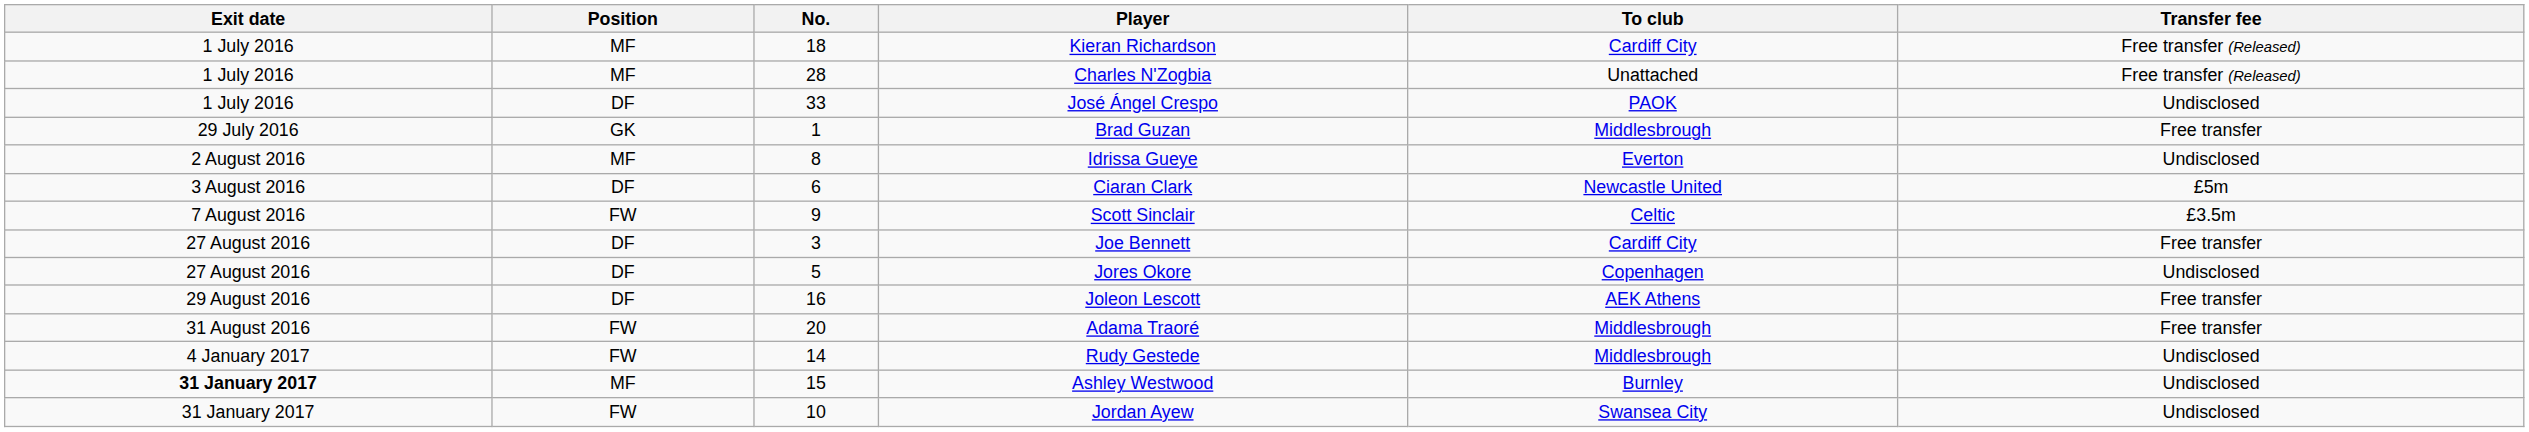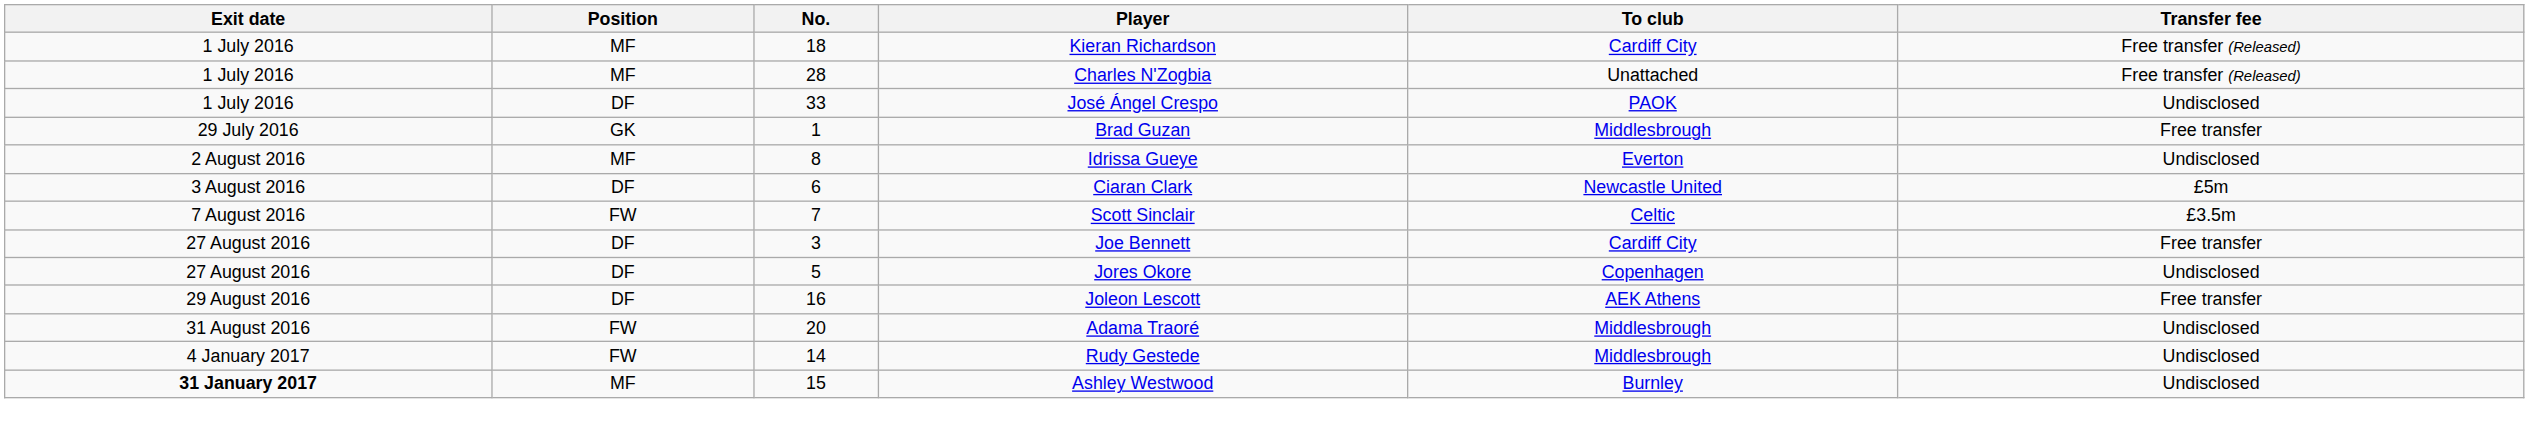(816, 215) 9 -> (816, 215) 7
(2211, 327) Free transfer -> (2211, 327) Undisclosed
- row: (1143, 411)
